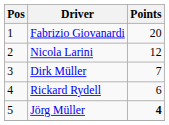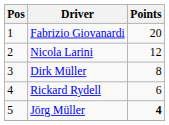(159, 71) 7 -> (159, 71) 8
